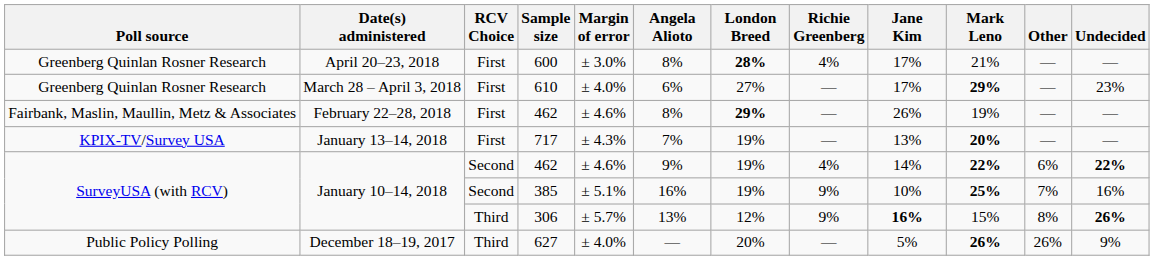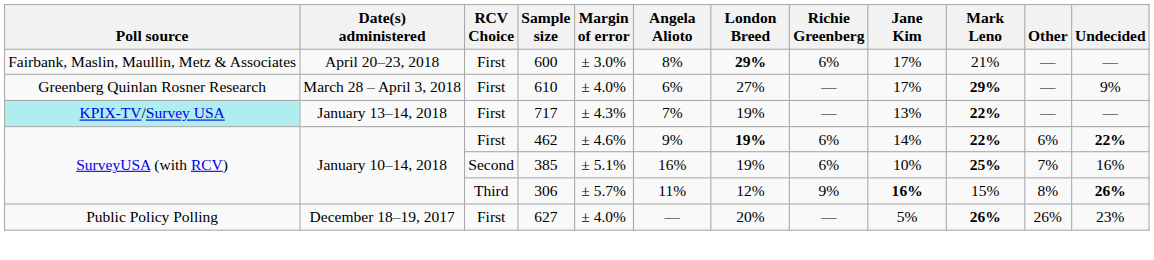(152, 61) Greenberg Quinlan Rosner Research -> (152, 61) Fairbank, Maslin, Maullin, Metz & Associates
(750, 61) 28% -> (750, 61) 29%
(829, 61) 4% -> (829, 61) 6%
(1110, 87) 23% -> (1110, 87) 9%
- row: (382, 113)
(152, 139) no background -> (152, 113) paleturquoise background
(985, 139) 20% -> (985, 113) 22%
(491, 165) Second -> (491, 139) First
(750, 165) normal -> (750, 139) bold
(829, 165) 4% -> (829, 139) 6%
(829, 191) 9% -> (829, 165) 6%
(672, 216) 13% -> (672, 191) 11%
(491, 242) Third -> (491, 216) First
(1110, 242) 9% -> (1110, 216) 23%
